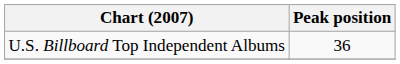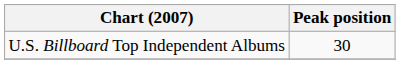(342, 45) 36 -> (342, 45) 30
